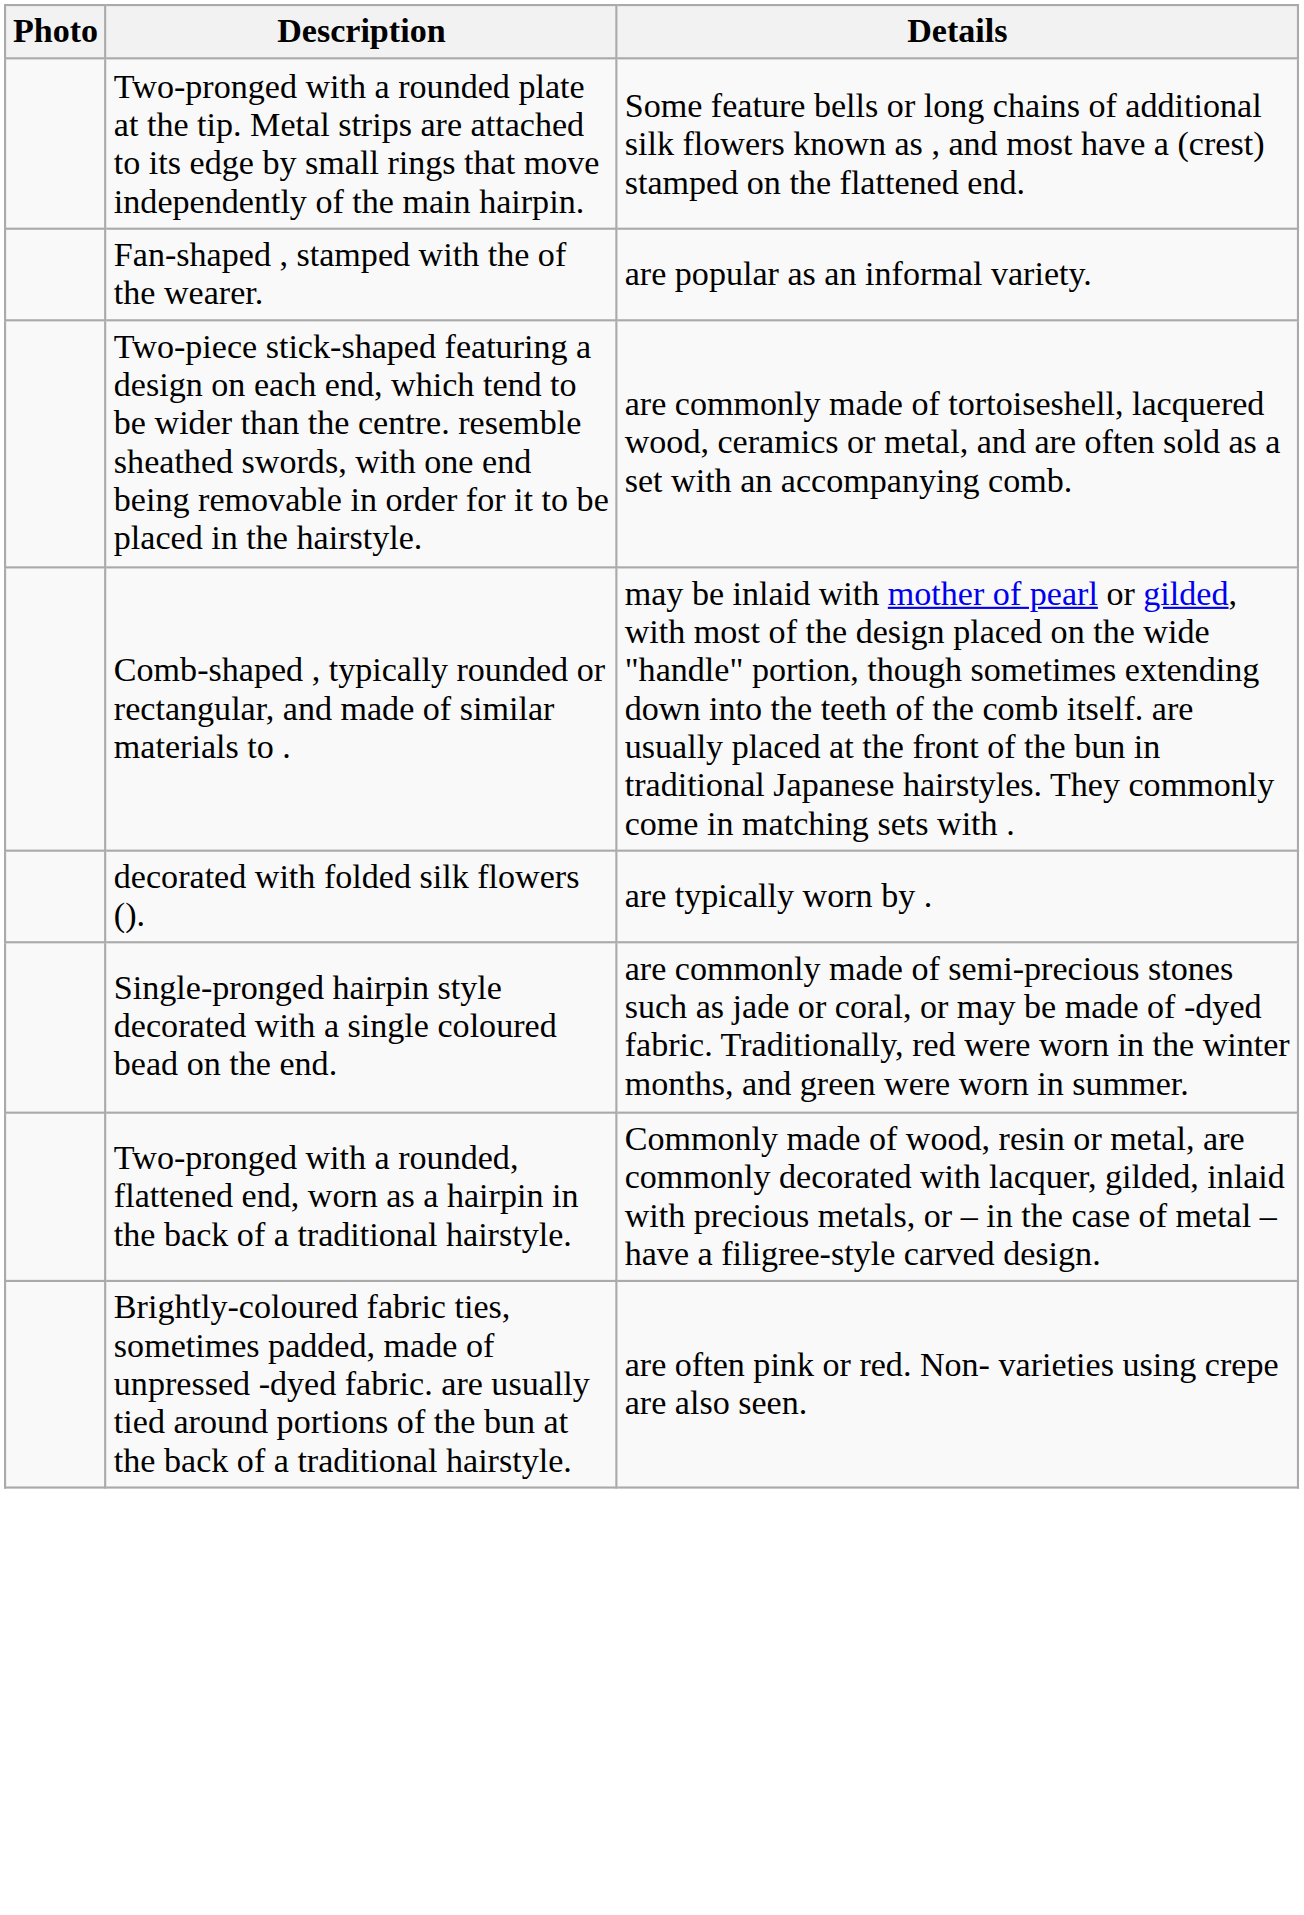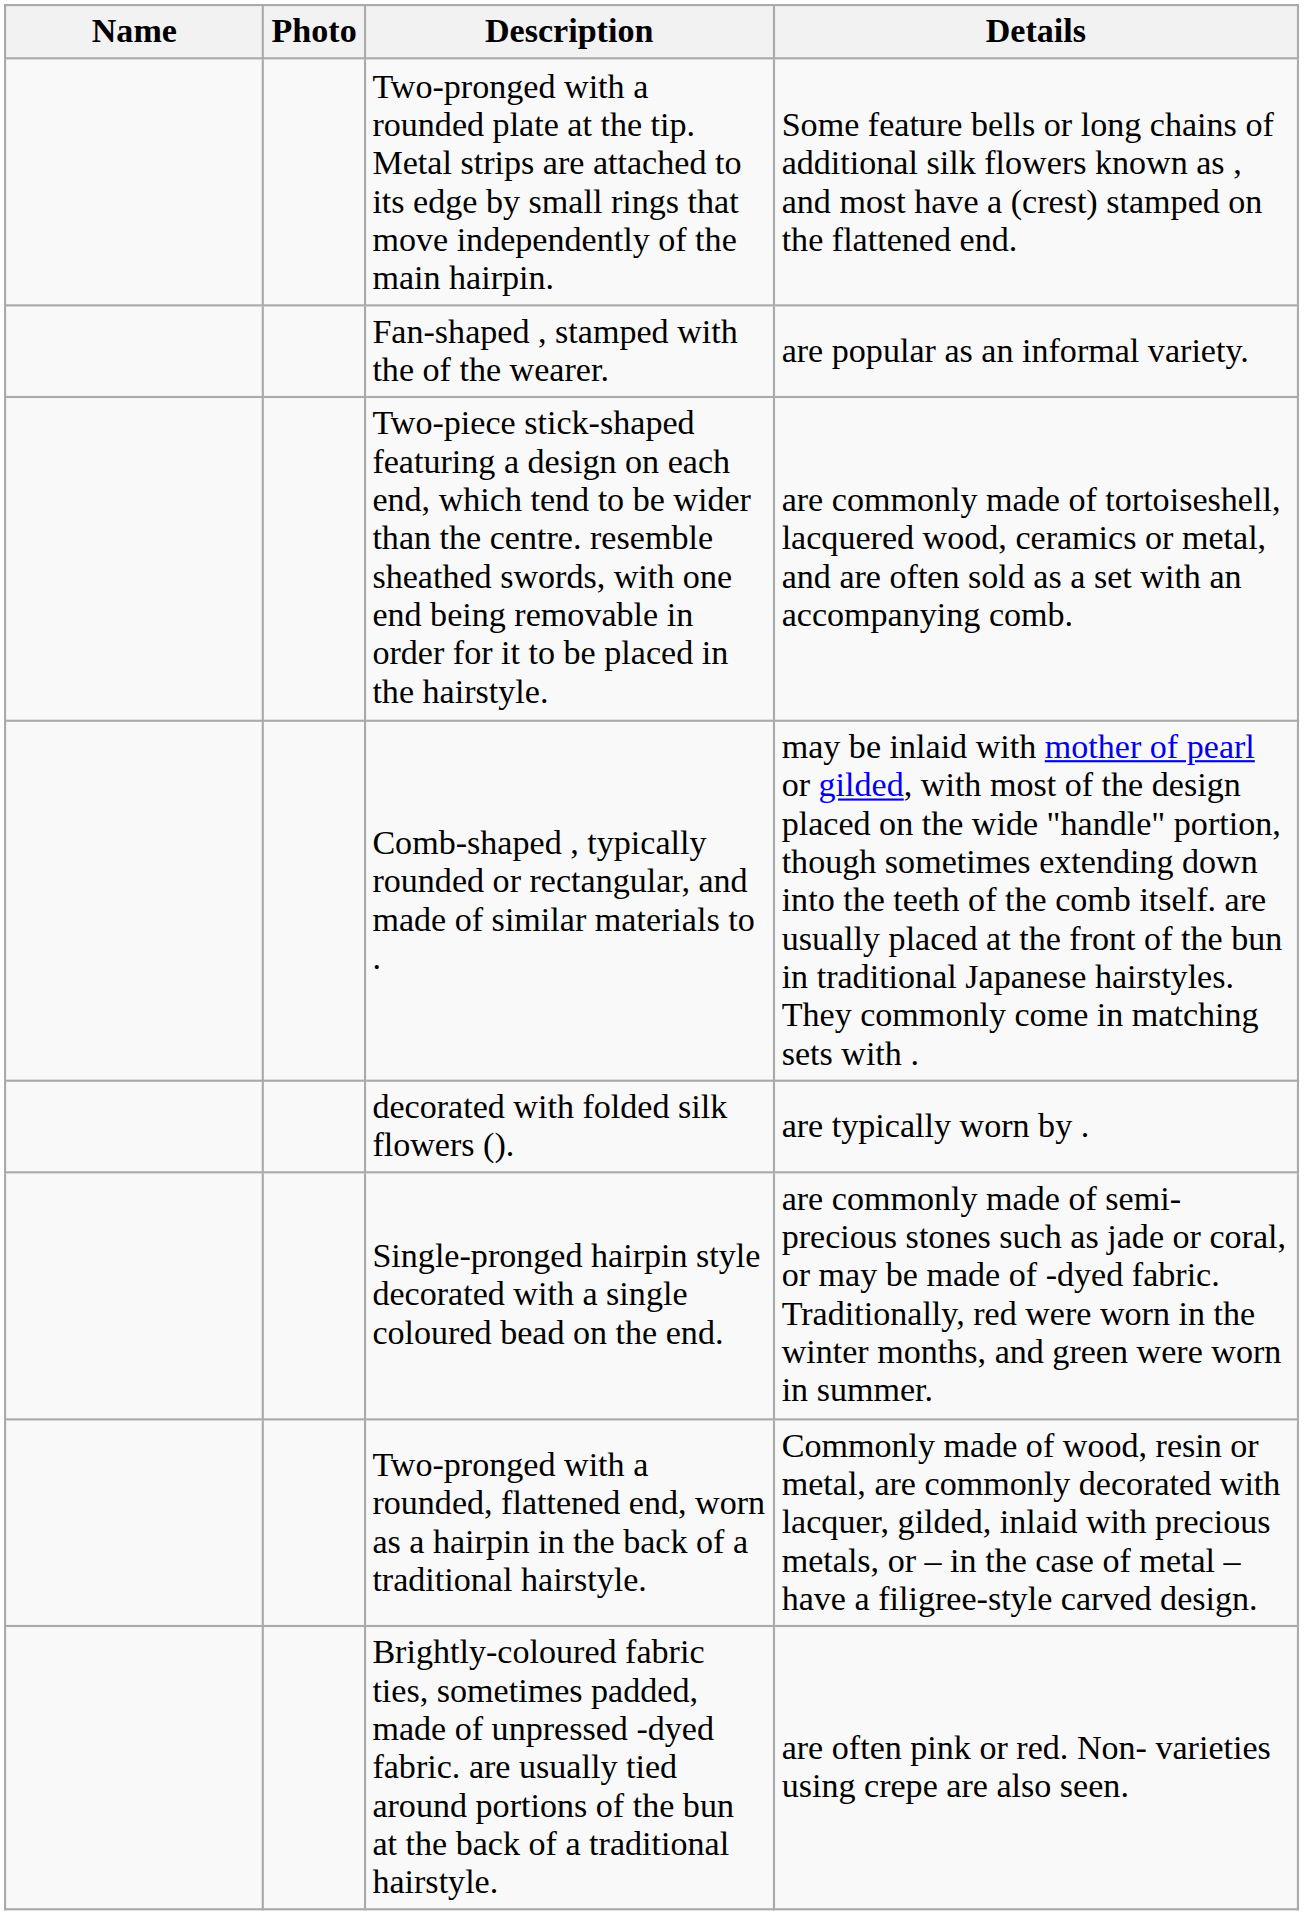+ column: (134, 31)
